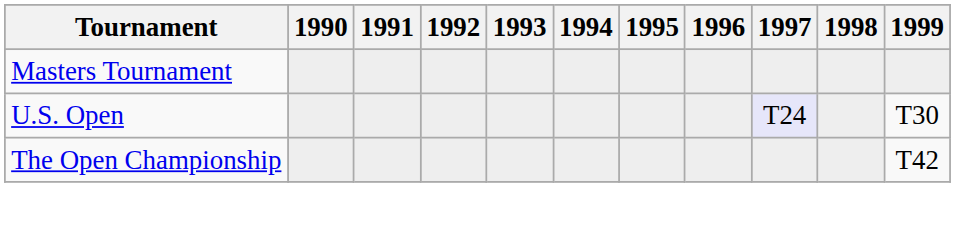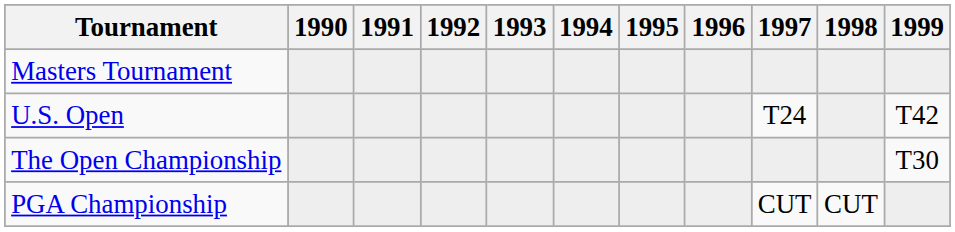(785, 115) lavender background -> (785, 115) no background
(917, 115) T30 -> (917, 115) T42
(917, 159) T42 -> (917, 159) T30
+ row: (119, 204)
